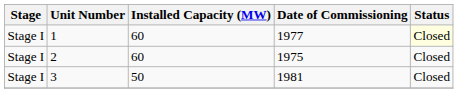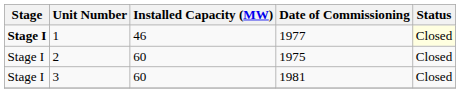(26, 35) normal -> (27, 35) bold
(138, 35) 60 -> (140, 35) 46
(138, 77) 50 -> (140, 77) 60
